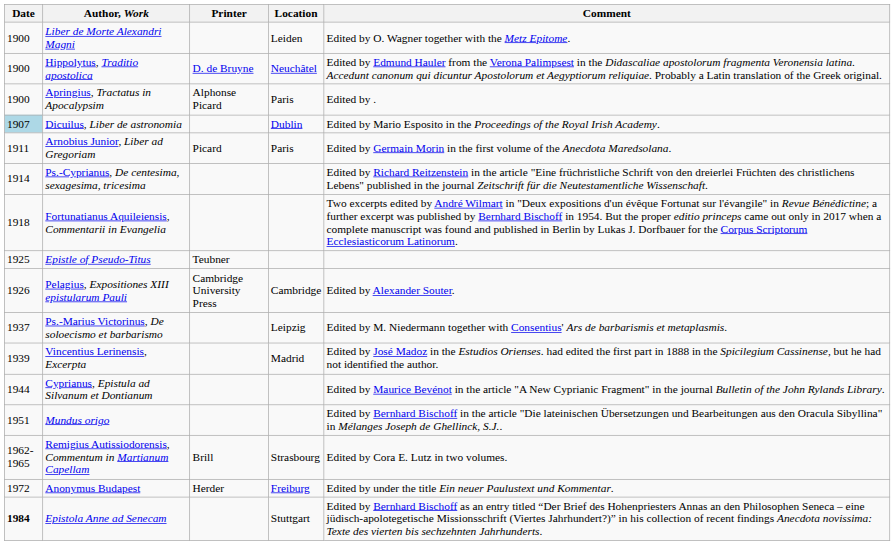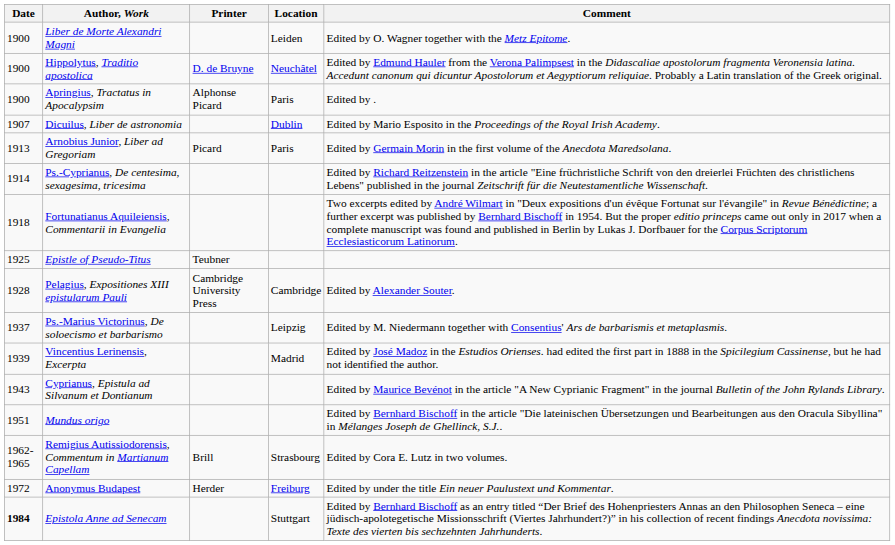(18, 123) lightblue background -> (18, 123) no background
(18, 148) 1911 -> (18, 148) 1913
(18, 290) 1926 -> (18, 290) 1928
(18, 389) 1944 -> (18, 389) 1943
